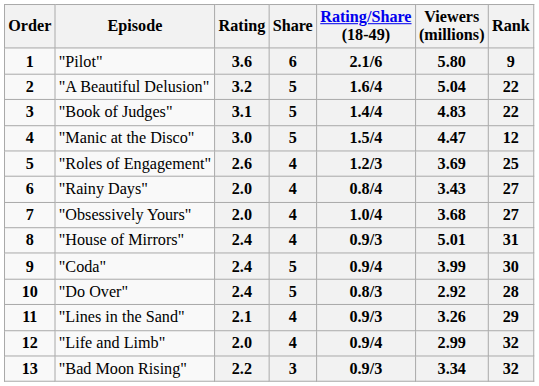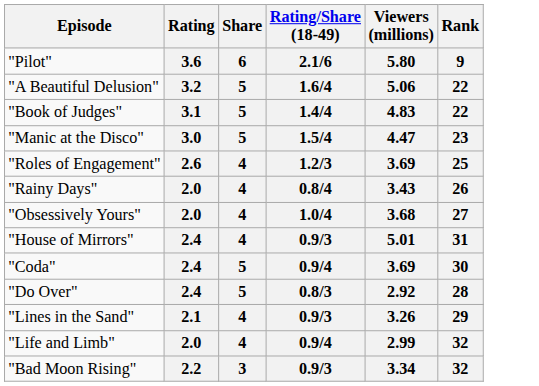- column: (30, 26)
(452, 86) 5.04 -> (401, 86) 5.06
(511, 138) 12 -> (460, 138) 23
(511, 189) 27 -> (460, 189) 26
(452, 266) 3.99 -> (401, 266) 3.69
